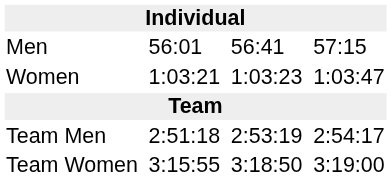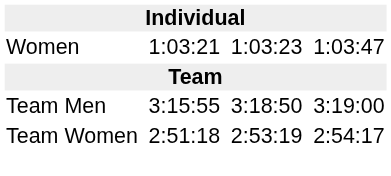- row: (27, 47)
(184, 135) 2:51:18 -> (184, 106) 3:15:55
(267, 135) 2:53:19 -> (267, 106) 3:18:50
(349, 135) 2:54:17 -> (349, 106) 3:19:00
(184, 165) 3:15:55 -> (184, 135) 2:51:18
(267, 165) 3:18:50 -> (267, 135) 2:53:19
(349, 165) 3:19:00 -> (349, 135) 2:54:17
